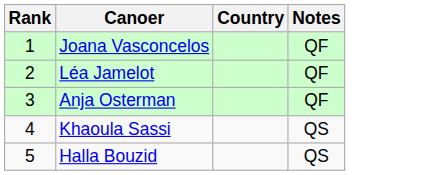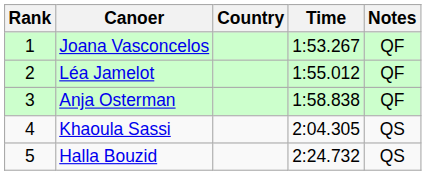+ column: (326, 18)
